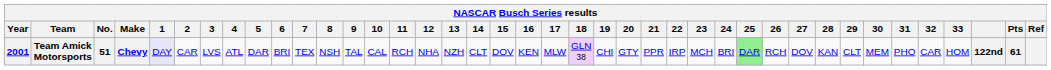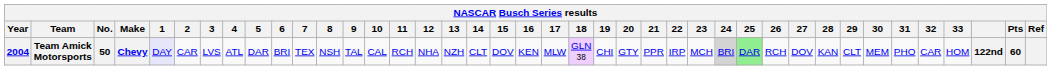(18, 51) 2001 -> (18, 51) 2004
(105, 51) 51 -> (105, 51) 50
(726, 51) no background -> (726, 51) lightgrey background
(1015, 51) 61 -> (1015, 51) 60
